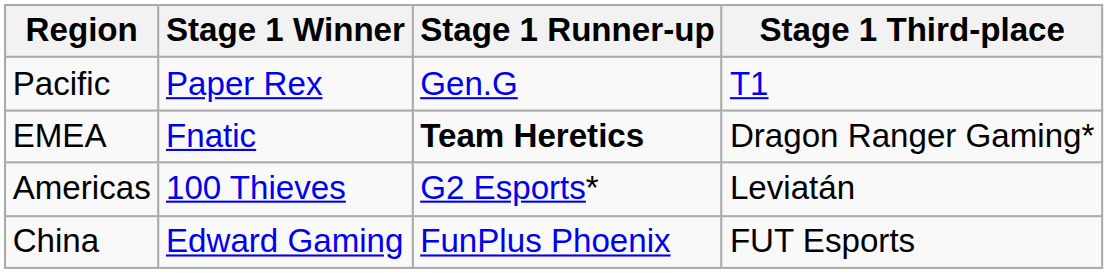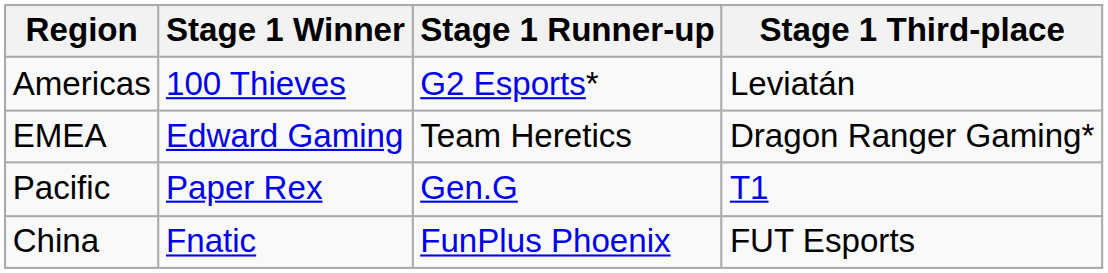rows swapped: (82, 188) <-> (61, 83)
(211, 135) Fnatic -> (285, 135) Edward Gaming
(532, 135) bold -> (526, 135) normal
(285, 240) Edward Gaming -> (211, 240) Fnatic
